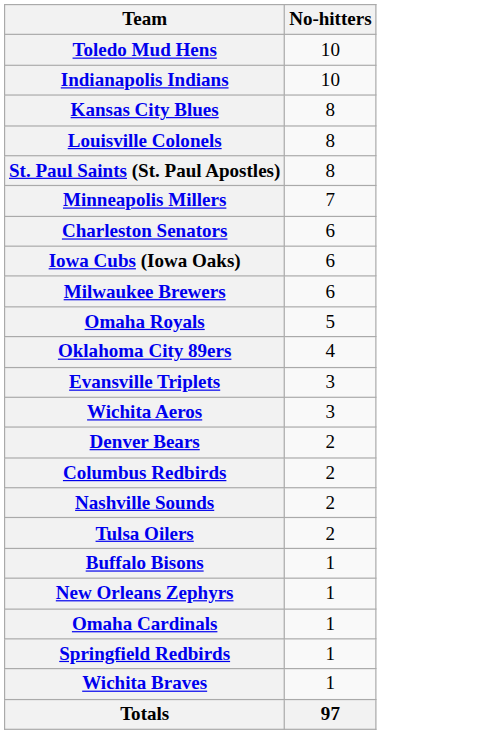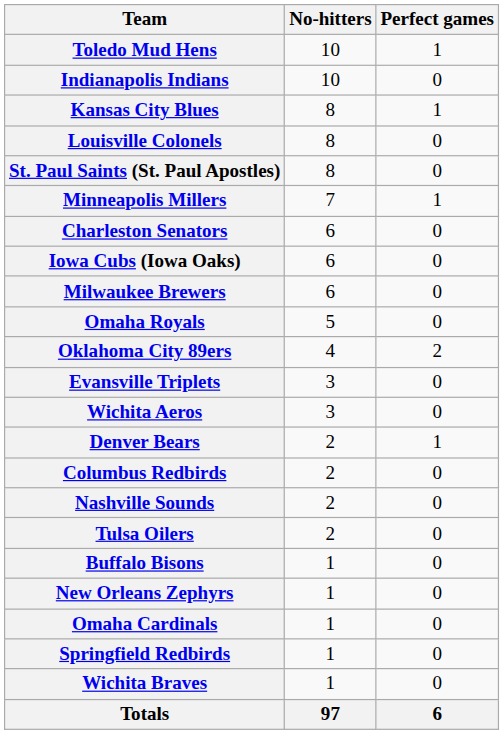+ column: (437, 19)
